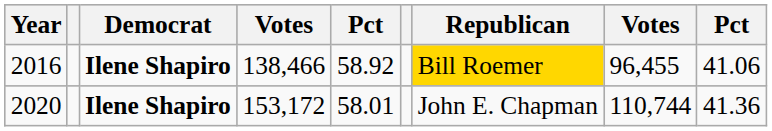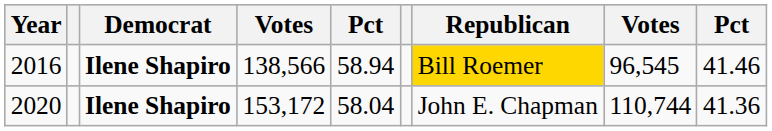(284, 65) 138,466 -> (284, 65) 138,566
(366, 65) 58.92 -> (366, 65) 58.94
(645, 65) 96,455 -> (645, 65) 96,545
(732, 65) 41.06 -> (732, 65) 41.46
(366, 105) 58.01 -> (366, 105) 58.04
